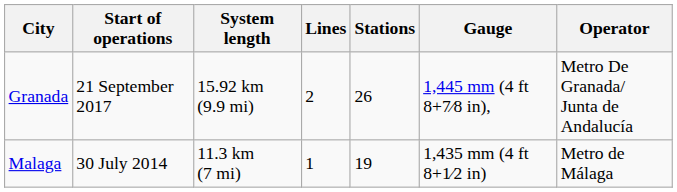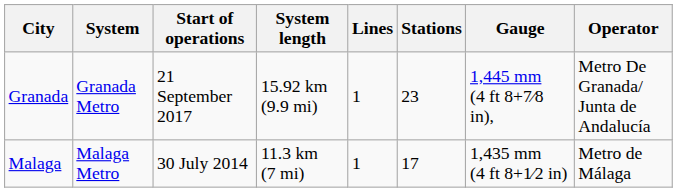+ column: (113, 28)
(310, 95) 2 -> (356, 95) 1
(363, 95) 26 -> (410, 95) 23
(363, 163) 19 -> (410, 163) 17
